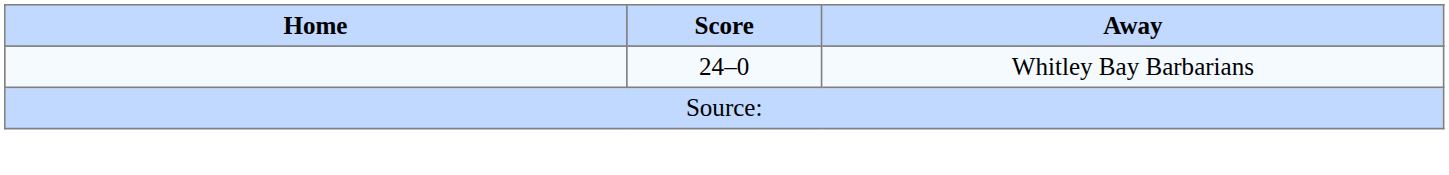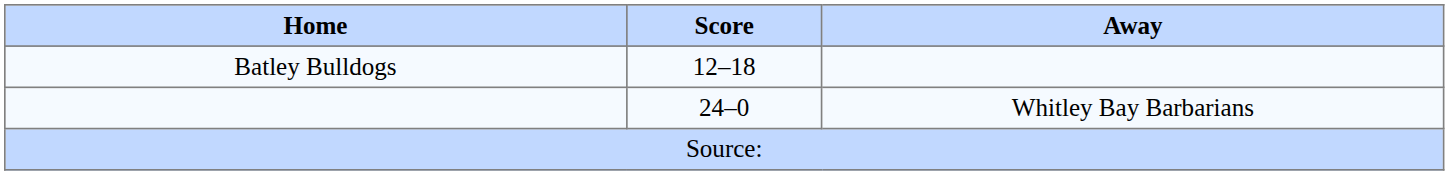+ row: (315, 66)
